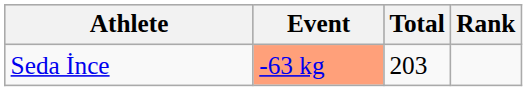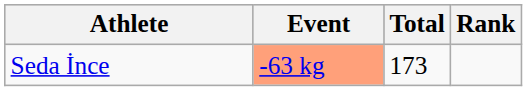(408, 64) 203 -> (408, 64) 173
